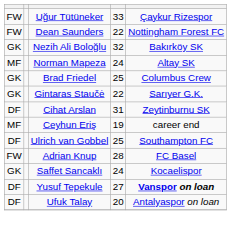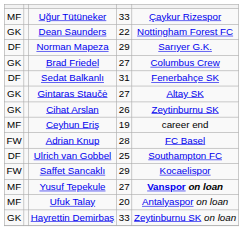(14, 16) FW -> (14, 16) MF
(14, 32) FW -> (14, 32) GK
- row: (70, 47)
(14, 63) MF -> (14, 47) DF
(118, 63) 24 -> (124, 47) 29
(176, 63) Altay SK -> (185, 47) Sarıyer G.K.
(118, 78) 25 -> (124, 63) 27
+ row: (72, 78)
(118, 94) 22 -> (124, 94) 27
(176, 94) Sarıyer G.K. -> (185, 94) Altay SK
(14, 109) DF -> (14, 109) GK
(118, 109) 31 -> (124, 109) 26
rows swapped: (70, 156) <-> (70, 140)
(14, 171) GK -> (14, 171) FW
(118, 171) 24 -> (124, 171) 29
(14, 187) DF -> (14, 187) MF
(14, 202) DF -> (14, 202) MF
+ row: (72, 217)
